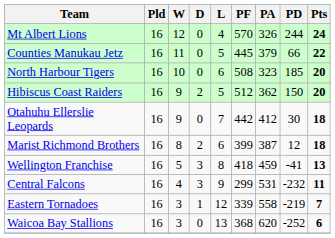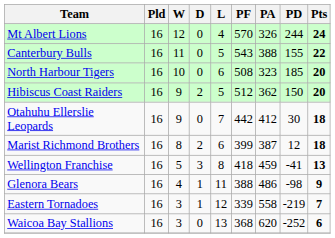+ row: (49, 53)
- row: (65, 53)
- row: (46, 184)
+ row: (43, 184)
